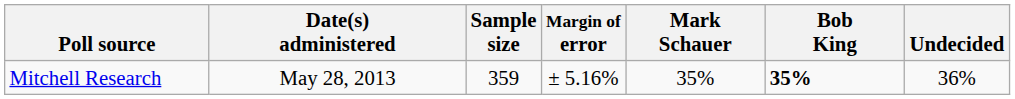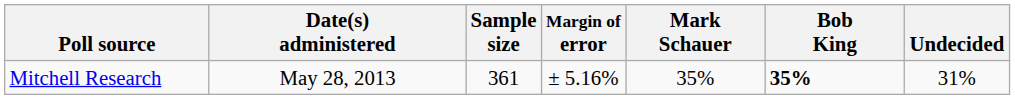(504, 77) 359 -> (504, 77) 361
(957, 77) 36% -> (957, 77) 31%
